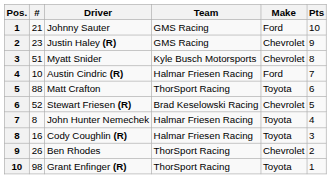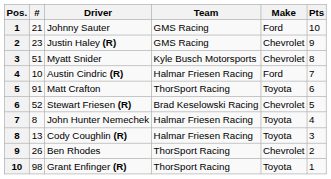(37, 89) 88 -> (37, 89) 91
(37, 135) 16 -> (37, 135) 13
